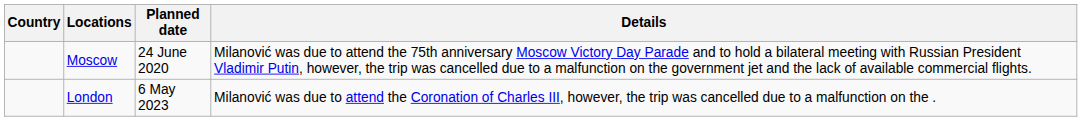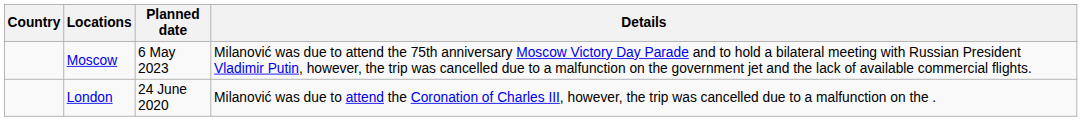(162, 60) 24 June 2020 -> (157, 60) 6 May 2023
(157, 97) 6 May 2023 -> (162, 97) 24 June 2020
